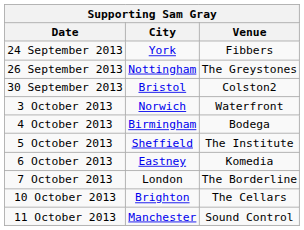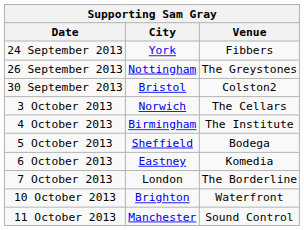(249, 106) Waterfront -> (249, 106) The Cellars
(249, 124) Bodega -> (249, 124) The Institute
(249, 143) The Institute -> (249, 143) Bodega
(249, 198) The Cellars -> (249, 198) Waterfront
